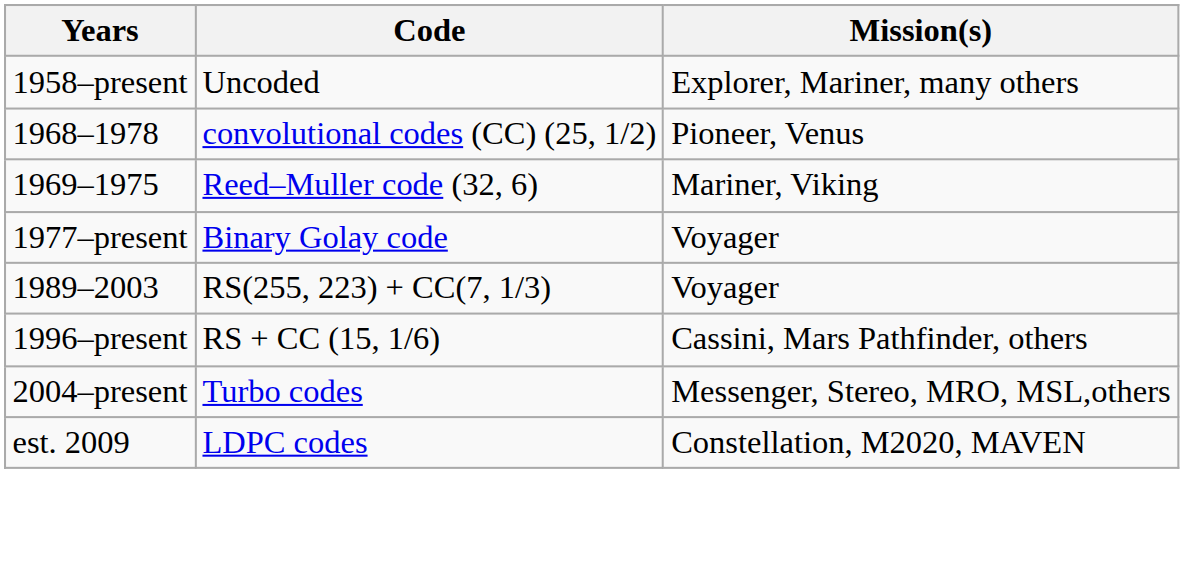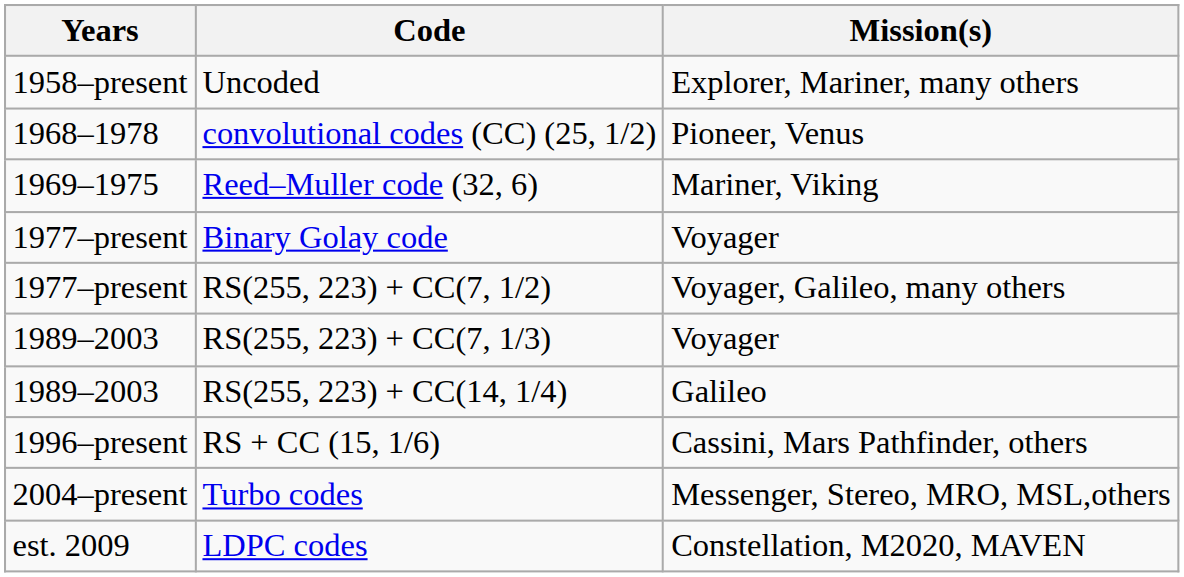+ row: (377, 287)
+ row: (385, 390)
